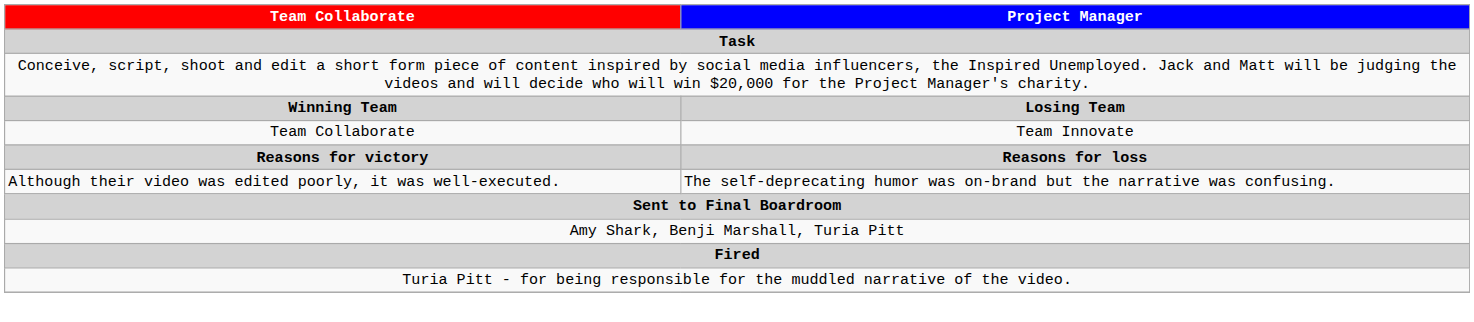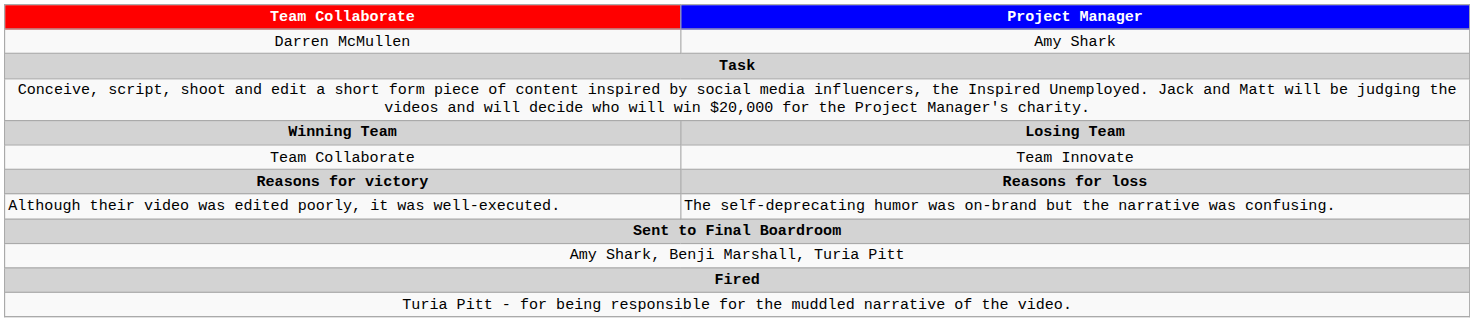+ row: (342, 41)
